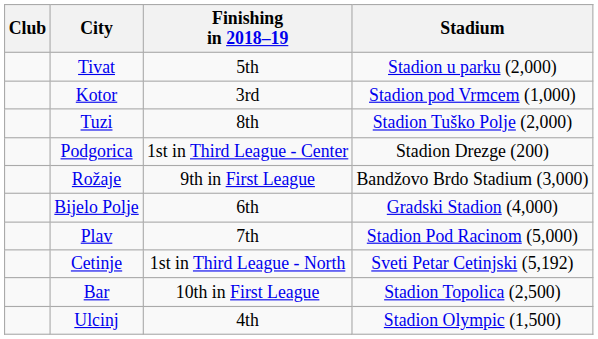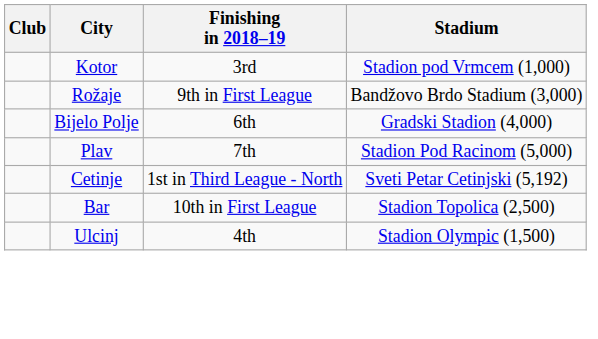- row: (97, 66)
- row: (97, 123)
- row: (97, 151)
